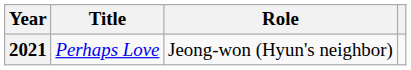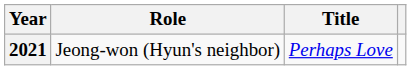columns swapped: (107, 19) <-> (280, 19)
